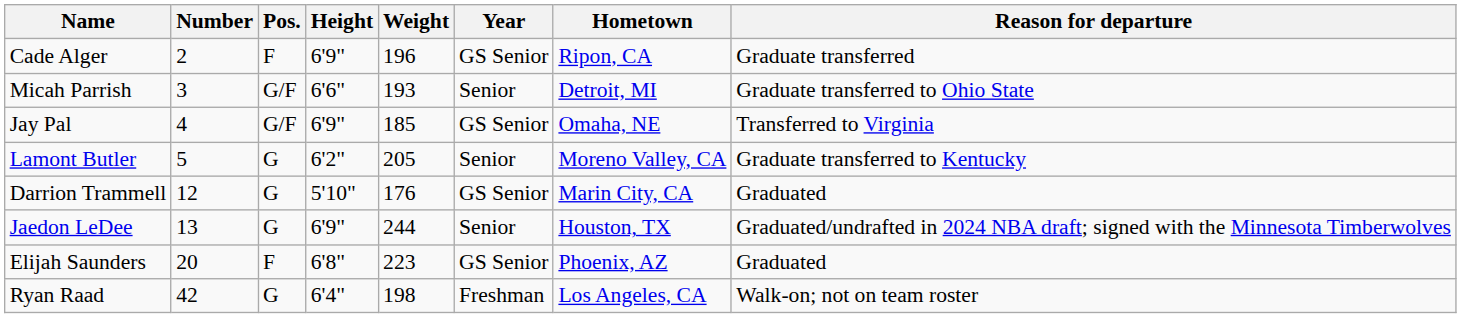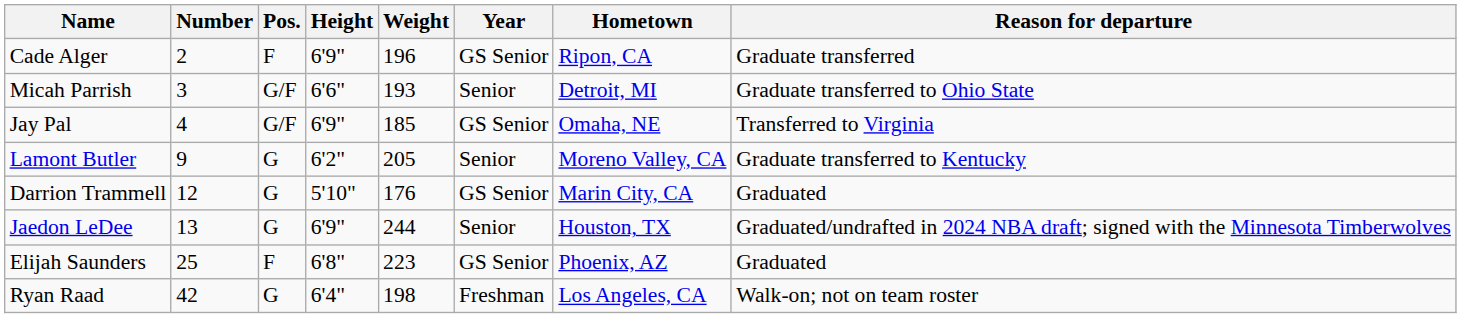(182, 158) 5 -> (182, 158) 9
(187, 261) 20 -> (187, 261) 25
